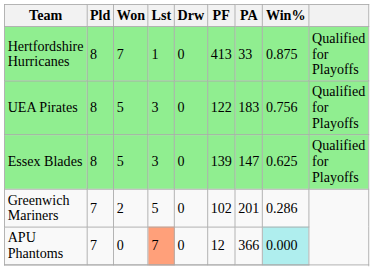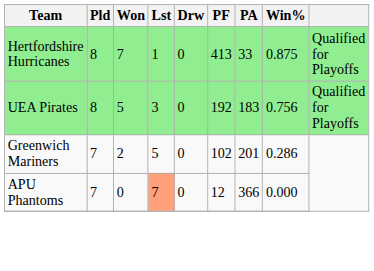(221, 107) 122 -> (221, 107) 192
- row: (45, 161)
(282, 246) paleturquoise background -> (282, 192) no background
